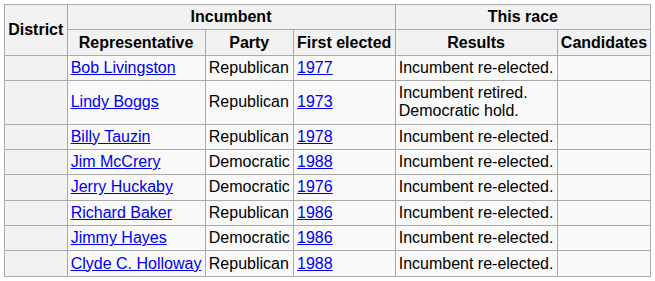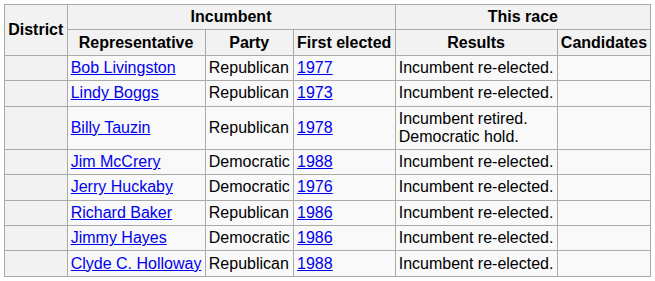(463, 102) Incumbent retired. Democratic hold. -> (476, 93) Incumbent re-elected.
(476, 136) Incumbent re-elected. -> (463, 127) Incumbent retired. Democratic hold.
